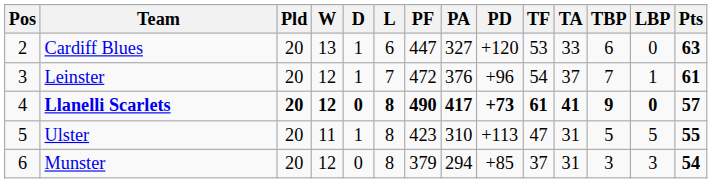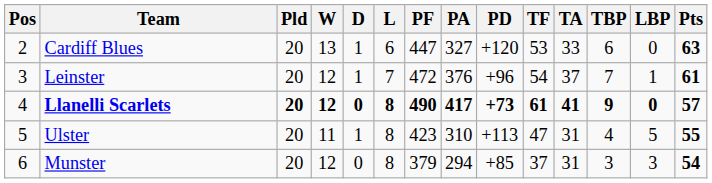(609, 134) 5 -> (609, 134) 4
